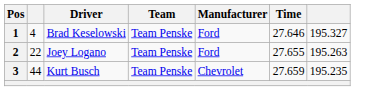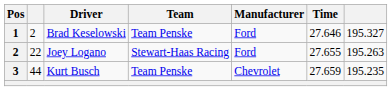(33, 33) 4 -> (33, 33) 2
(162, 52) Team Penske -> (180, 52) Stewart-Haas Racing
